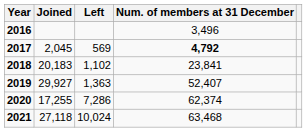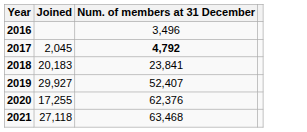- column: (94, 13)
(205, 100) 62,374 -> (166, 100) 62,376
